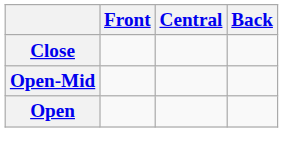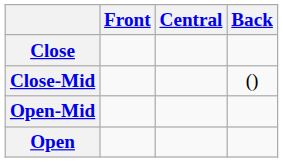+ row: (53, 80)
